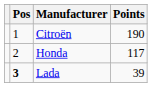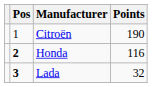(16, 53) normal -> (16, 53) bold
(136, 53) 117 -> (136, 53) 116
(139, 73) 39 -> (139, 73) 32
